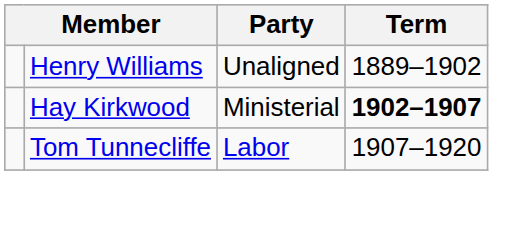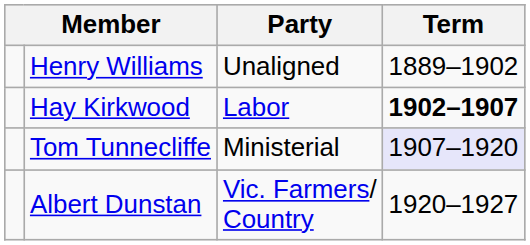(281, 107) Ministerial -> (256, 107) Labor
(256, 148) Labor -> (281, 148) Ministerial
(417, 148) no background -> (453, 148) lavender background
+ row: (116, 204)
